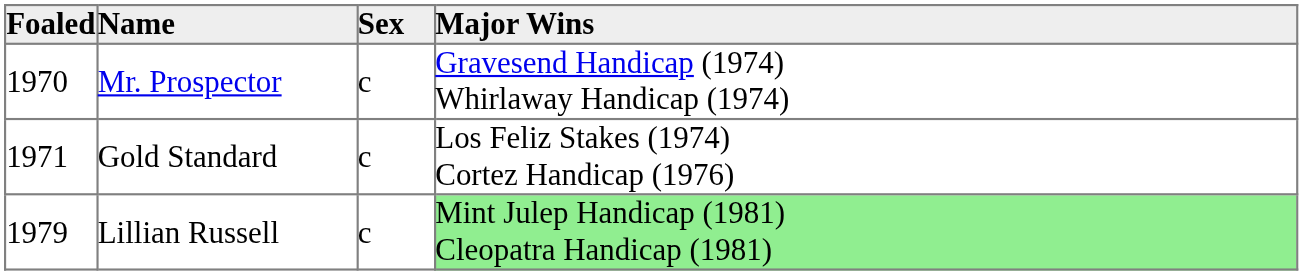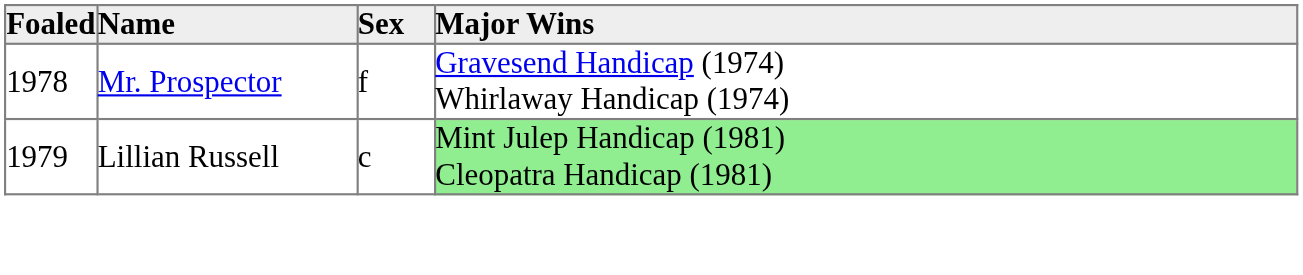(37, 80) 1970 -> (37, 80) 1978
(365, 80) c -> (363, 80) f
- row: (188, 156)
